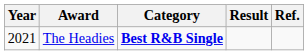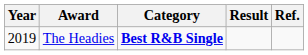(22, 38) 2021 -> (22, 38) 2019
